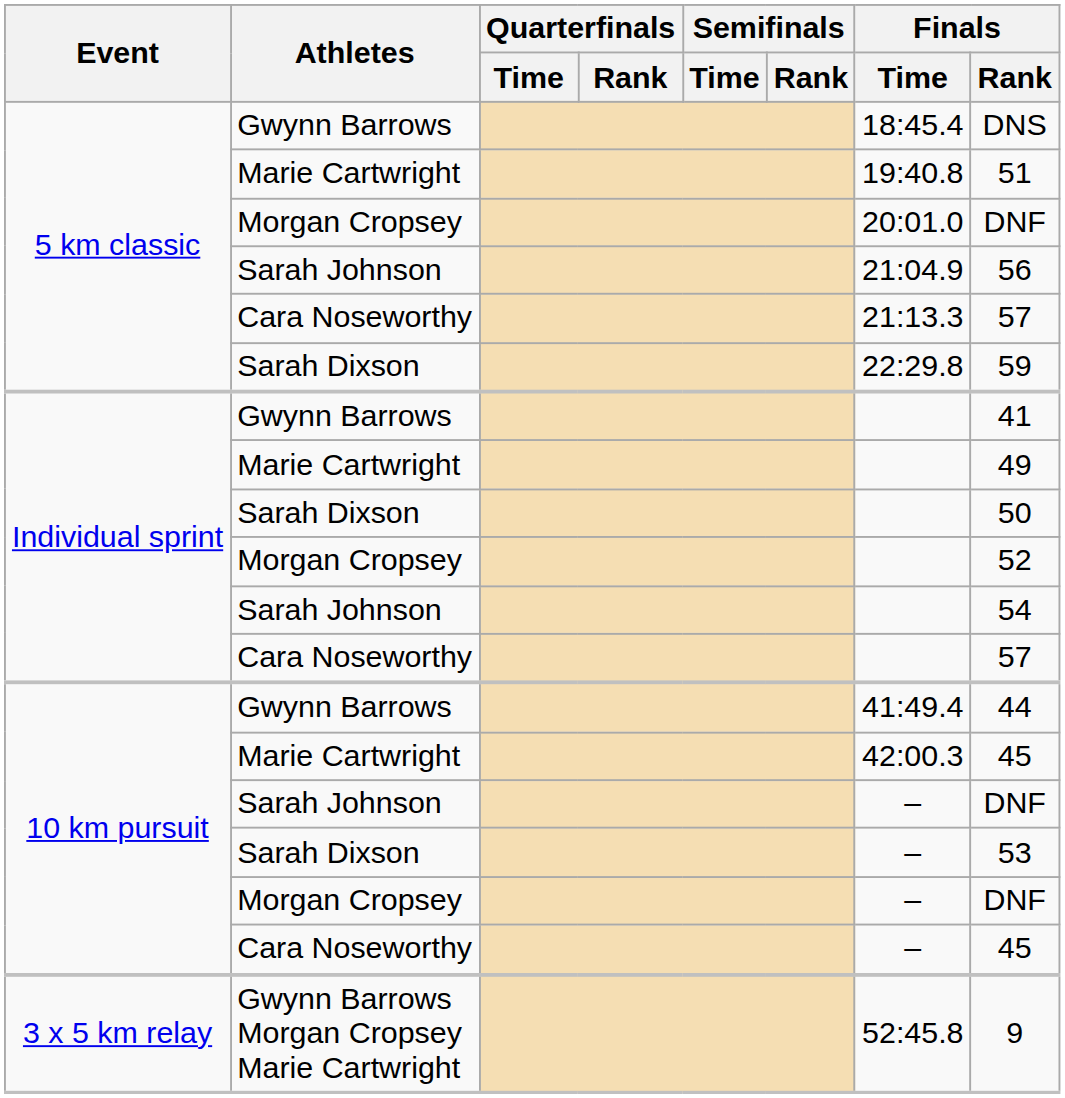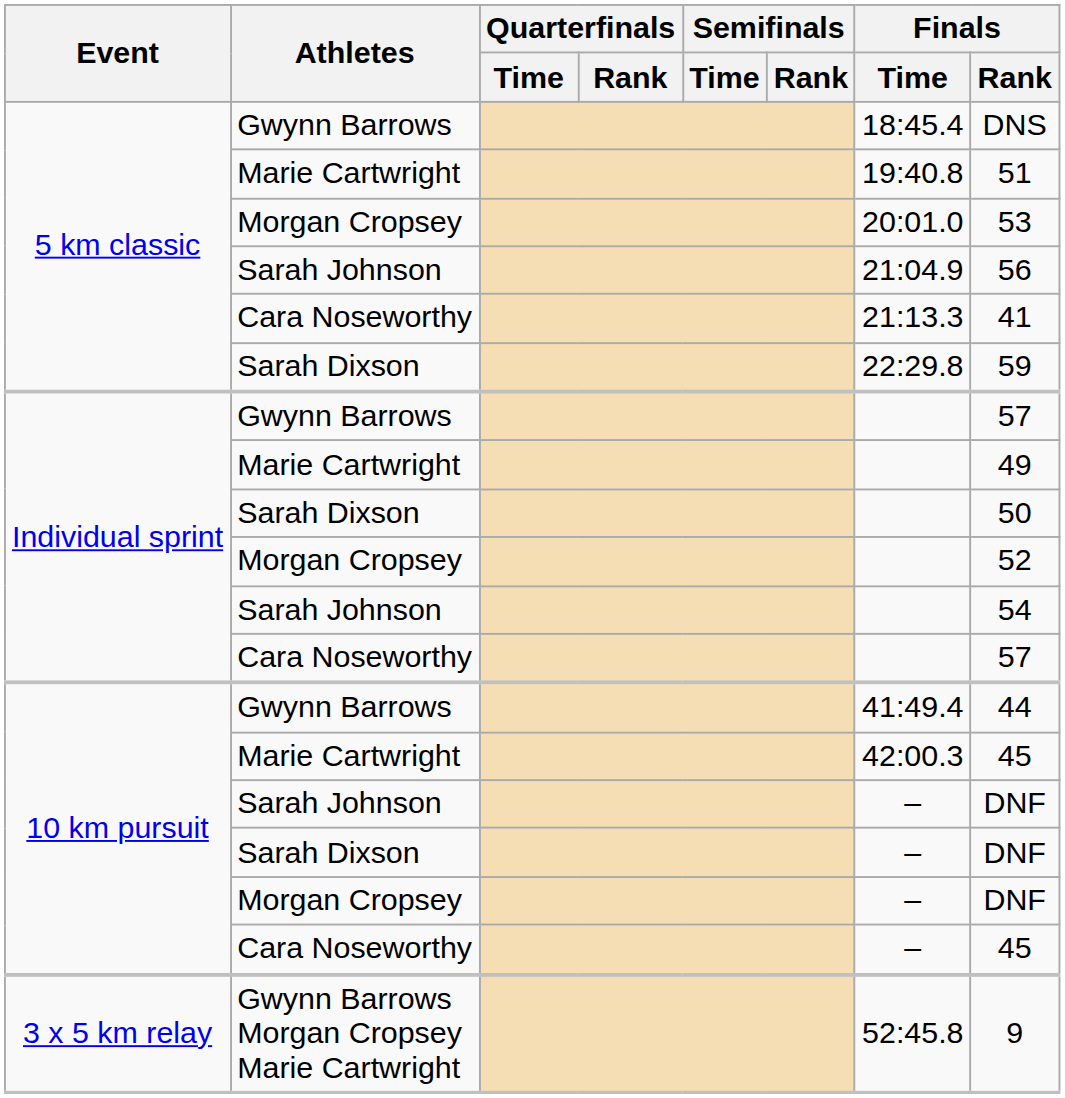(1015, 221) DNF -> (1015, 221) 53
(1015, 317) 57 -> (1015, 317) 41
(1015, 416) 41 -> (1015, 416) 57
(1015, 852) 53 -> (1015, 852) DNF
